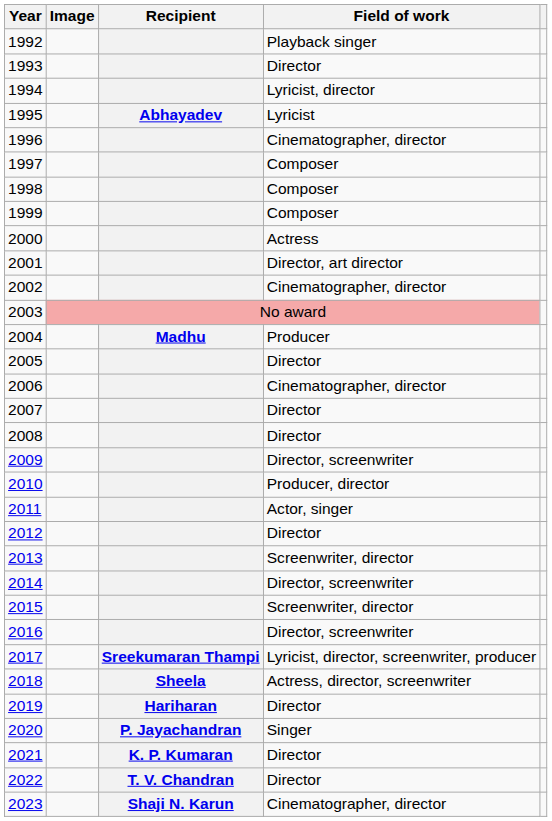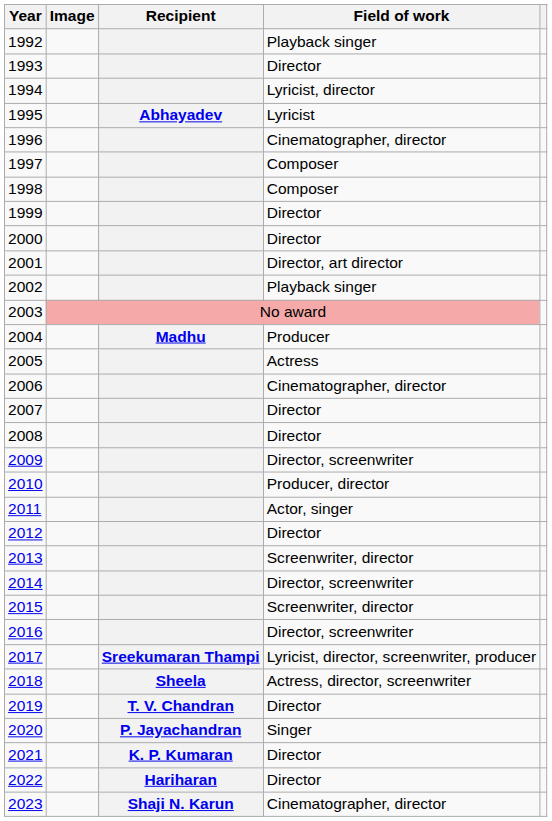(303, 213) Composer -> (294, 213) Director
(293, 238) Actress -> (294, 238) Director
(356, 287) Cinematographer, director -> (322, 287) Playback singer
(294, 361) Director -> (293, 361) Actress
(181, 705) Hariharan -> (181, 705) T. V. Chandran
(181, 779) T. V. Chandran -> (181, 779) Hariharan
